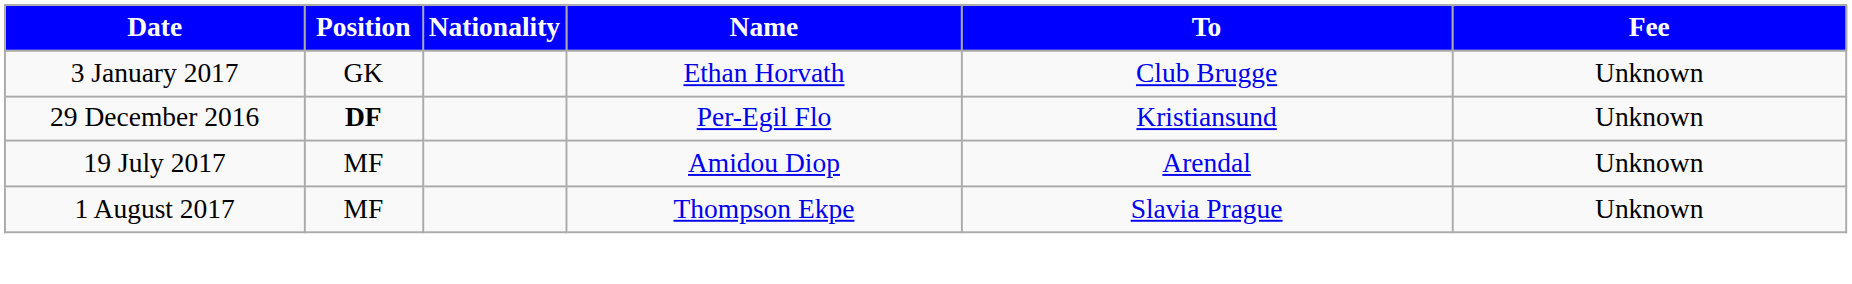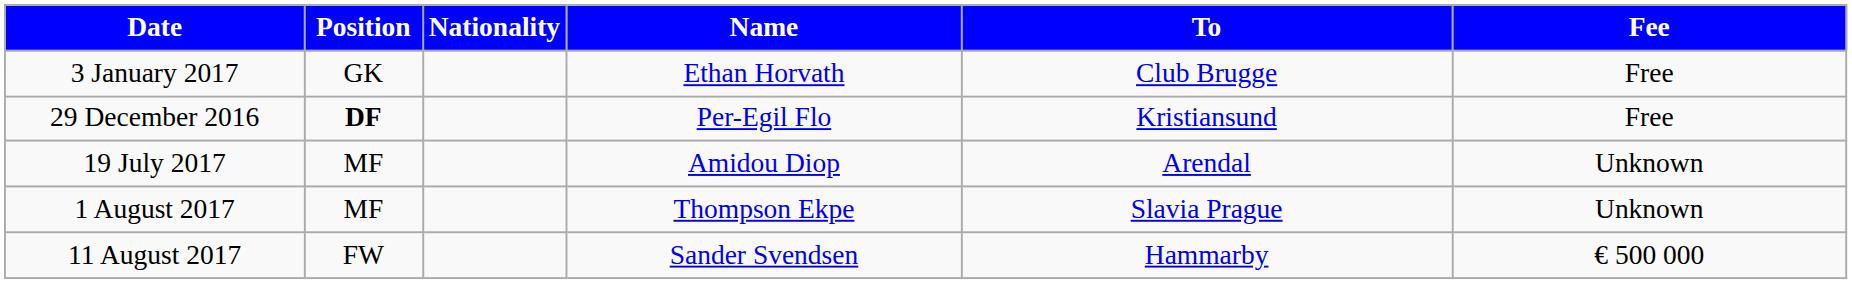(1649, 72) Unknown -> (1649, 72) Free
(1649, 118) Unknown -> (1649, 118) Free
+ row: (155, 254)
